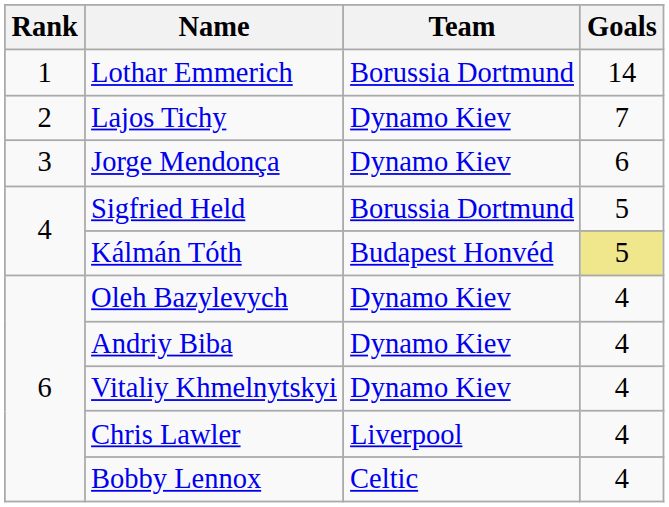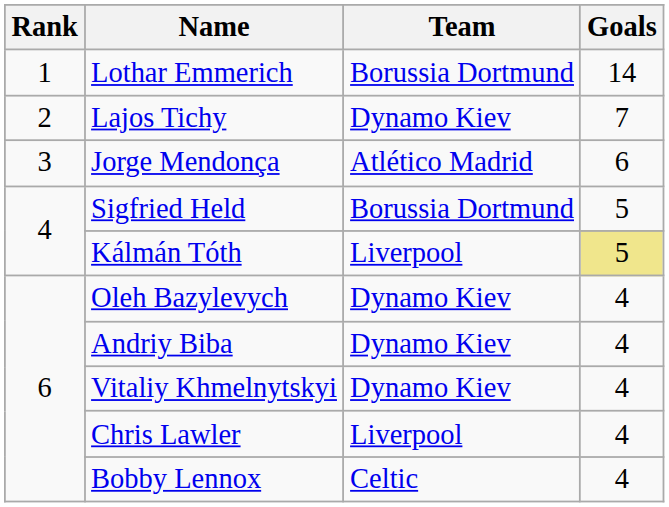(430, 162) Dynamo Kiev -> (441, 162) Atlético Madrid
(452, 252) Budapest Honvéd -> (406, 252) Liverpool
